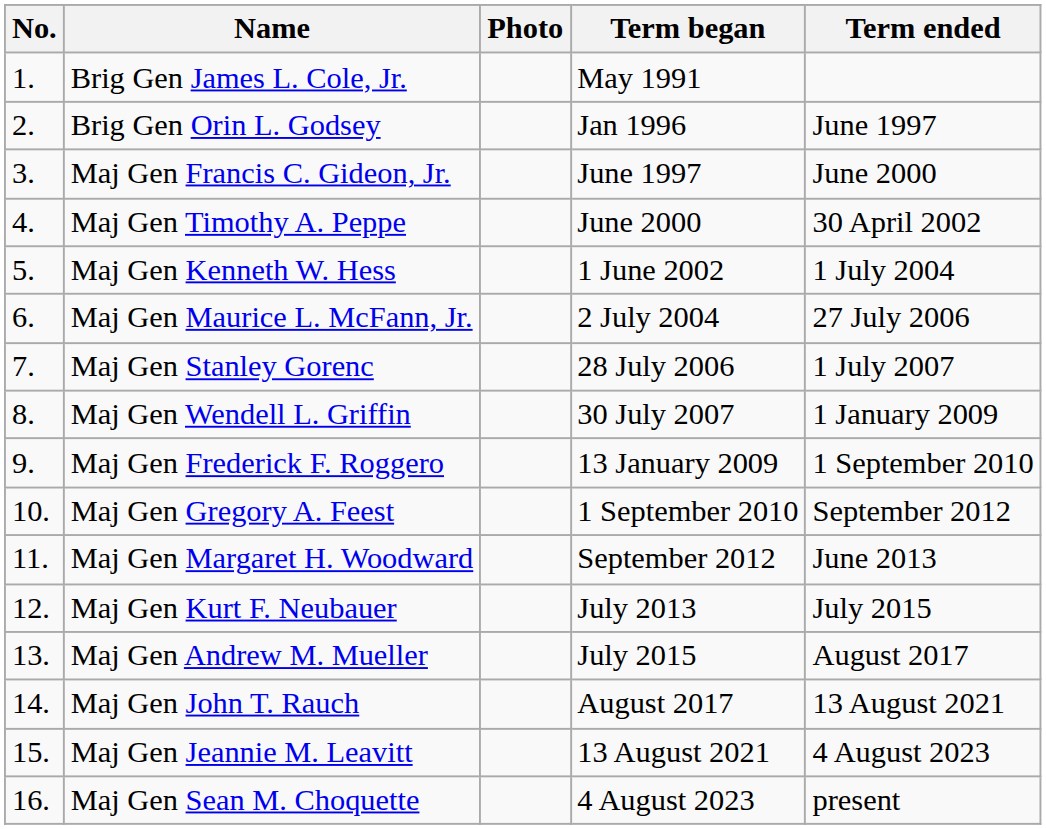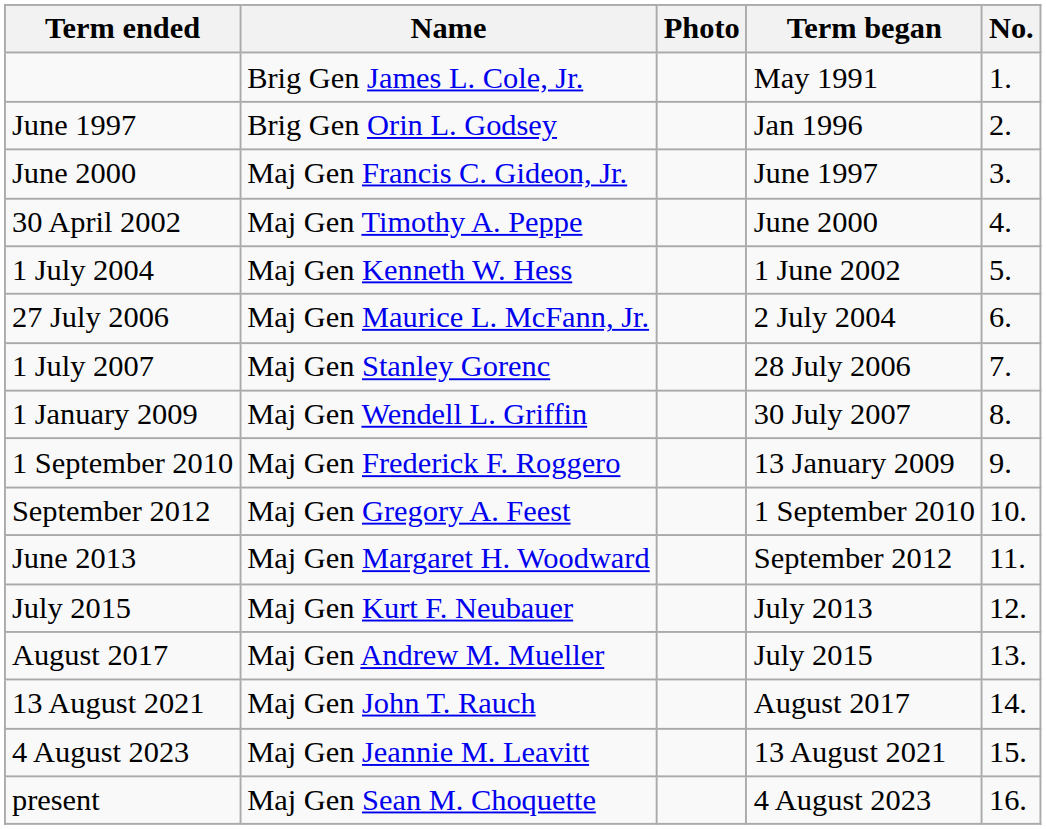columns swapped: (34, 28) <-> (923, 28)
